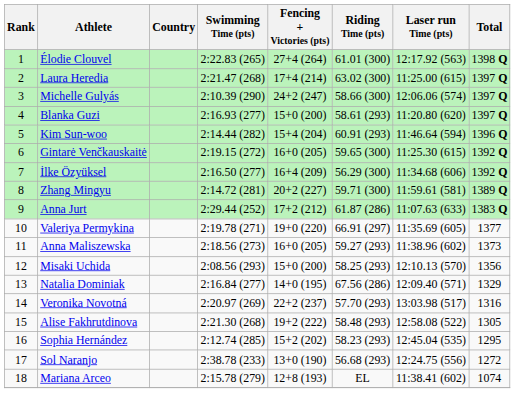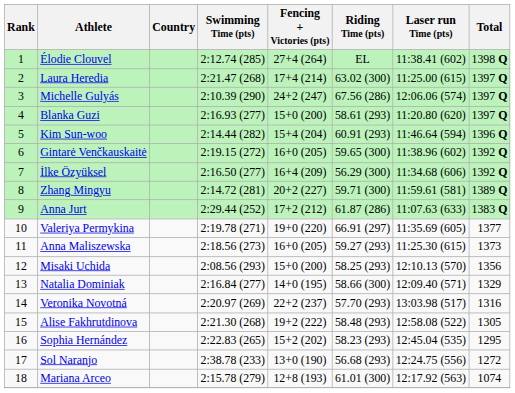(233, 59) 2:22.83 (265) -> (233, 59) 2:12.74 (285)
(363, 59) 61.01 (300) -> (363, 59) EL
(431, 59) 12:17.92 (563) -> (431, 59) 11:38.41 (602)
(363, 96) 58.66 (300) -> (363, 96) 67.56 (286)
(431, 153) 11:25.30 (615) -> (431, 153) 11:38.96 (602)
(431, 247) 11:38.96 (602) -> (431, 247) 11:25.30 (615)
(363, 284) 67.56 (286) -> (363, 284) 58.66 (300)
(233, 340) 2:12.74 (285) -> (233, 340) 2:22.83 (265)
(363, 378) EL -> (363, 378) 61.01 (300)
(431, 378) 11:38.41 (602) -> (431, 378) 12:17.92 (563)
